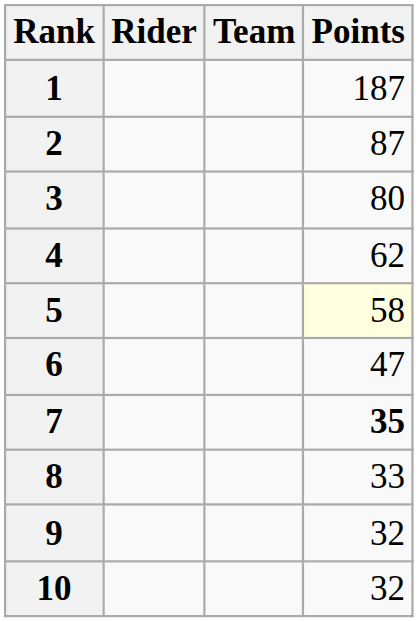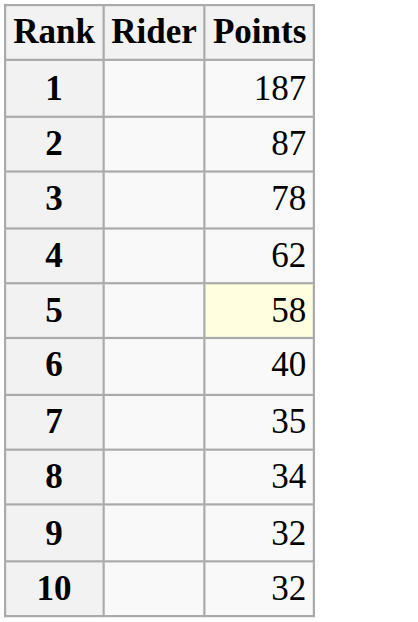- column: (254, 32)
(387, 198) 80 -> (289, 198) 78
(387, 365) 47 -> (289, 365) 40
(387, 421) bold -> (289, 421) normal
(387, 476) 33 -> (289, 476) 34
